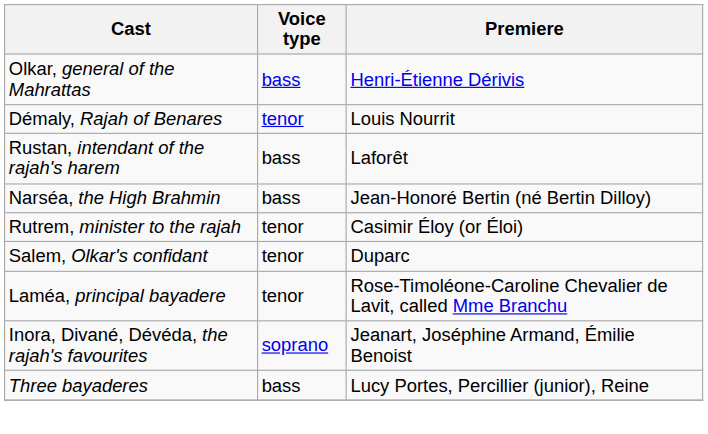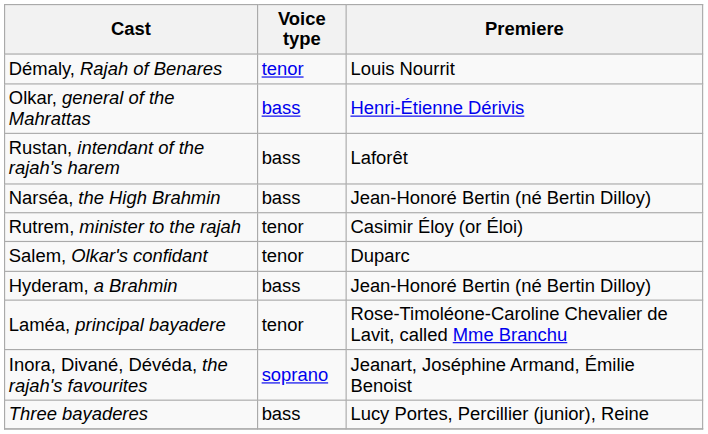rows swapped: (116, 118) <-> (92, 79)
+ row: (93, 285)
